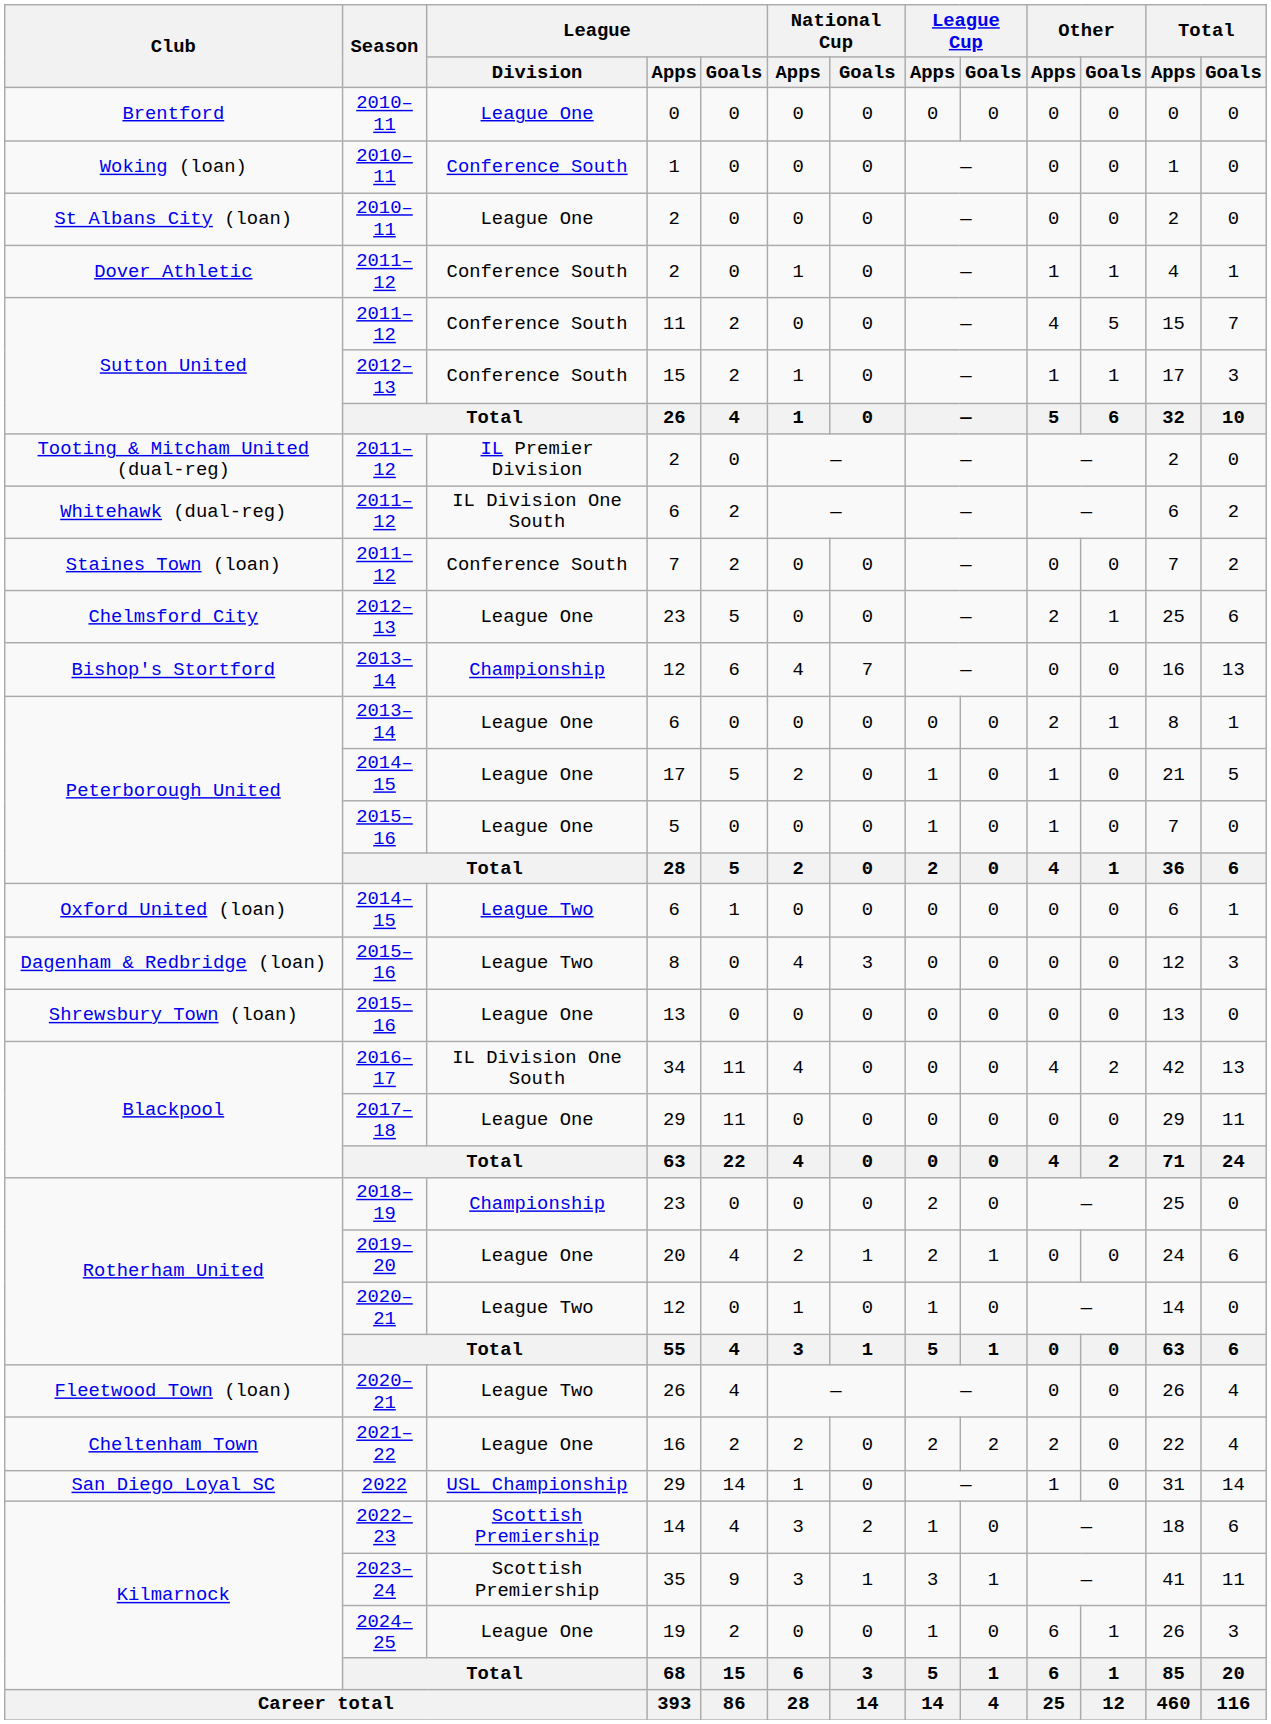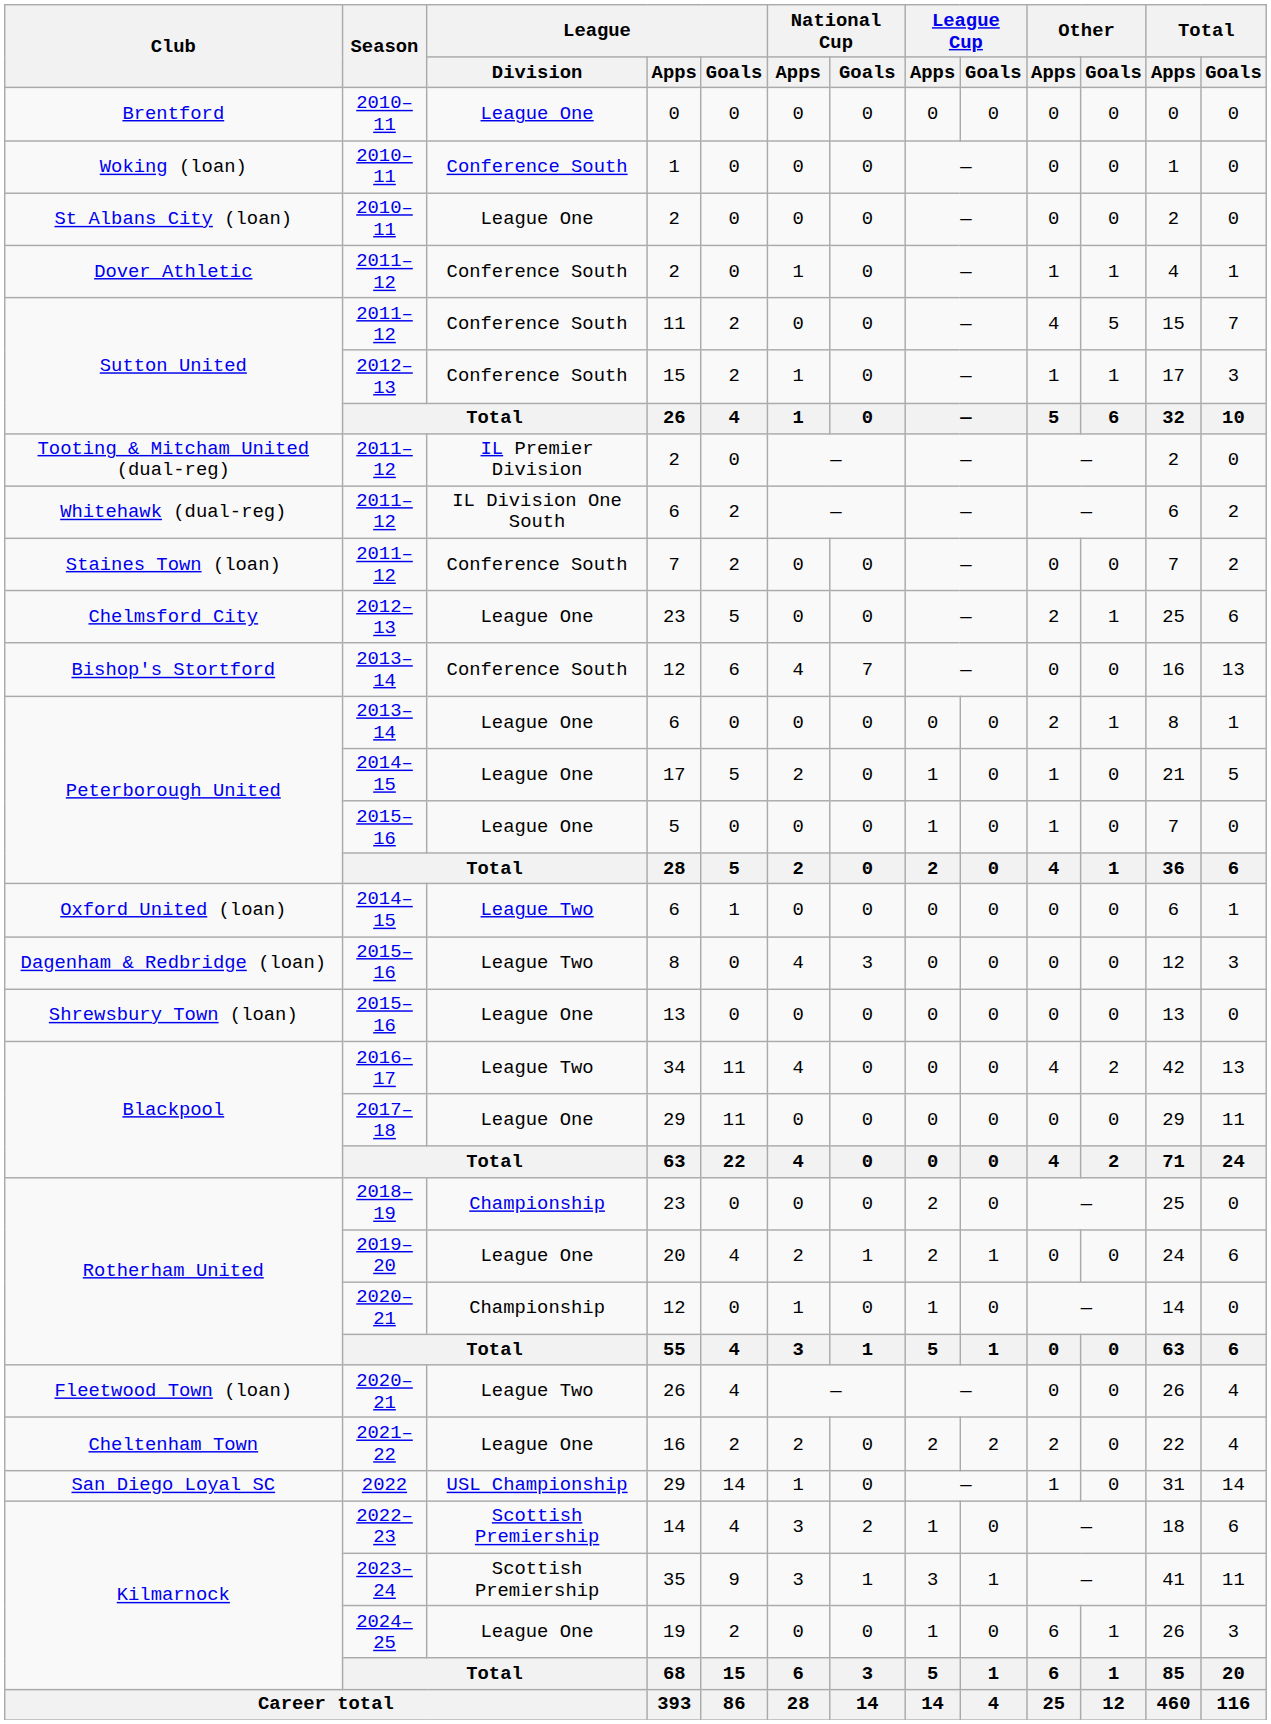(537, 670) Championship -> (537, 670) Conference South
(537, 1068) IL Division One South -> (537, 1068) League Two
(537, 1308) League Two -> (537, 1308) Championship
